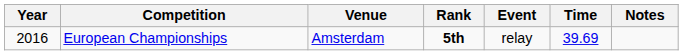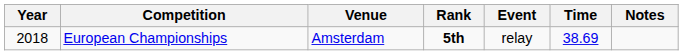(32, 38) 2016 -> (32, 38) 2018
(581, 38) 39.69 -> (581, 38) 38.69
